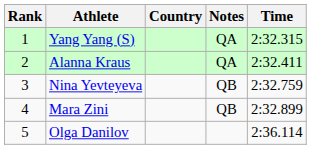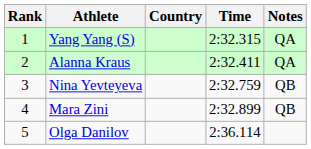columns swapped: (277, 16) <-> (227, 16)
